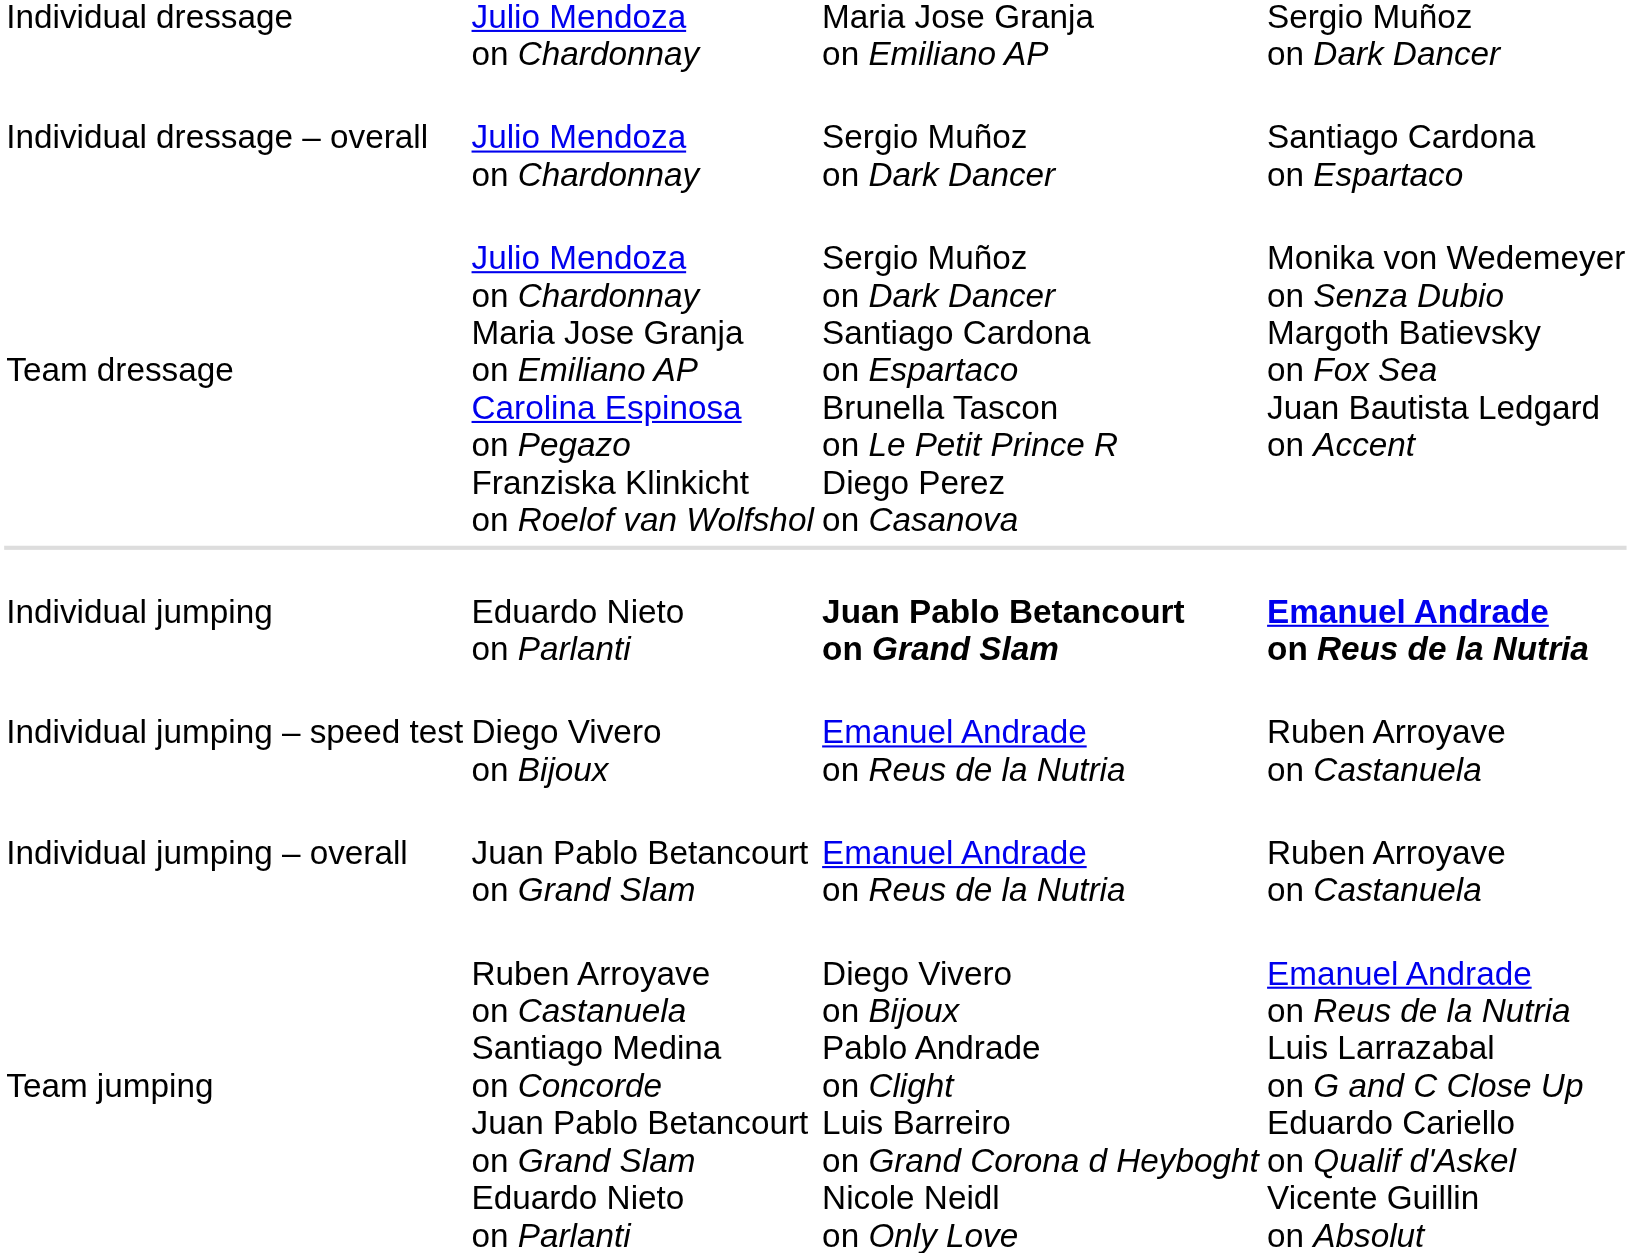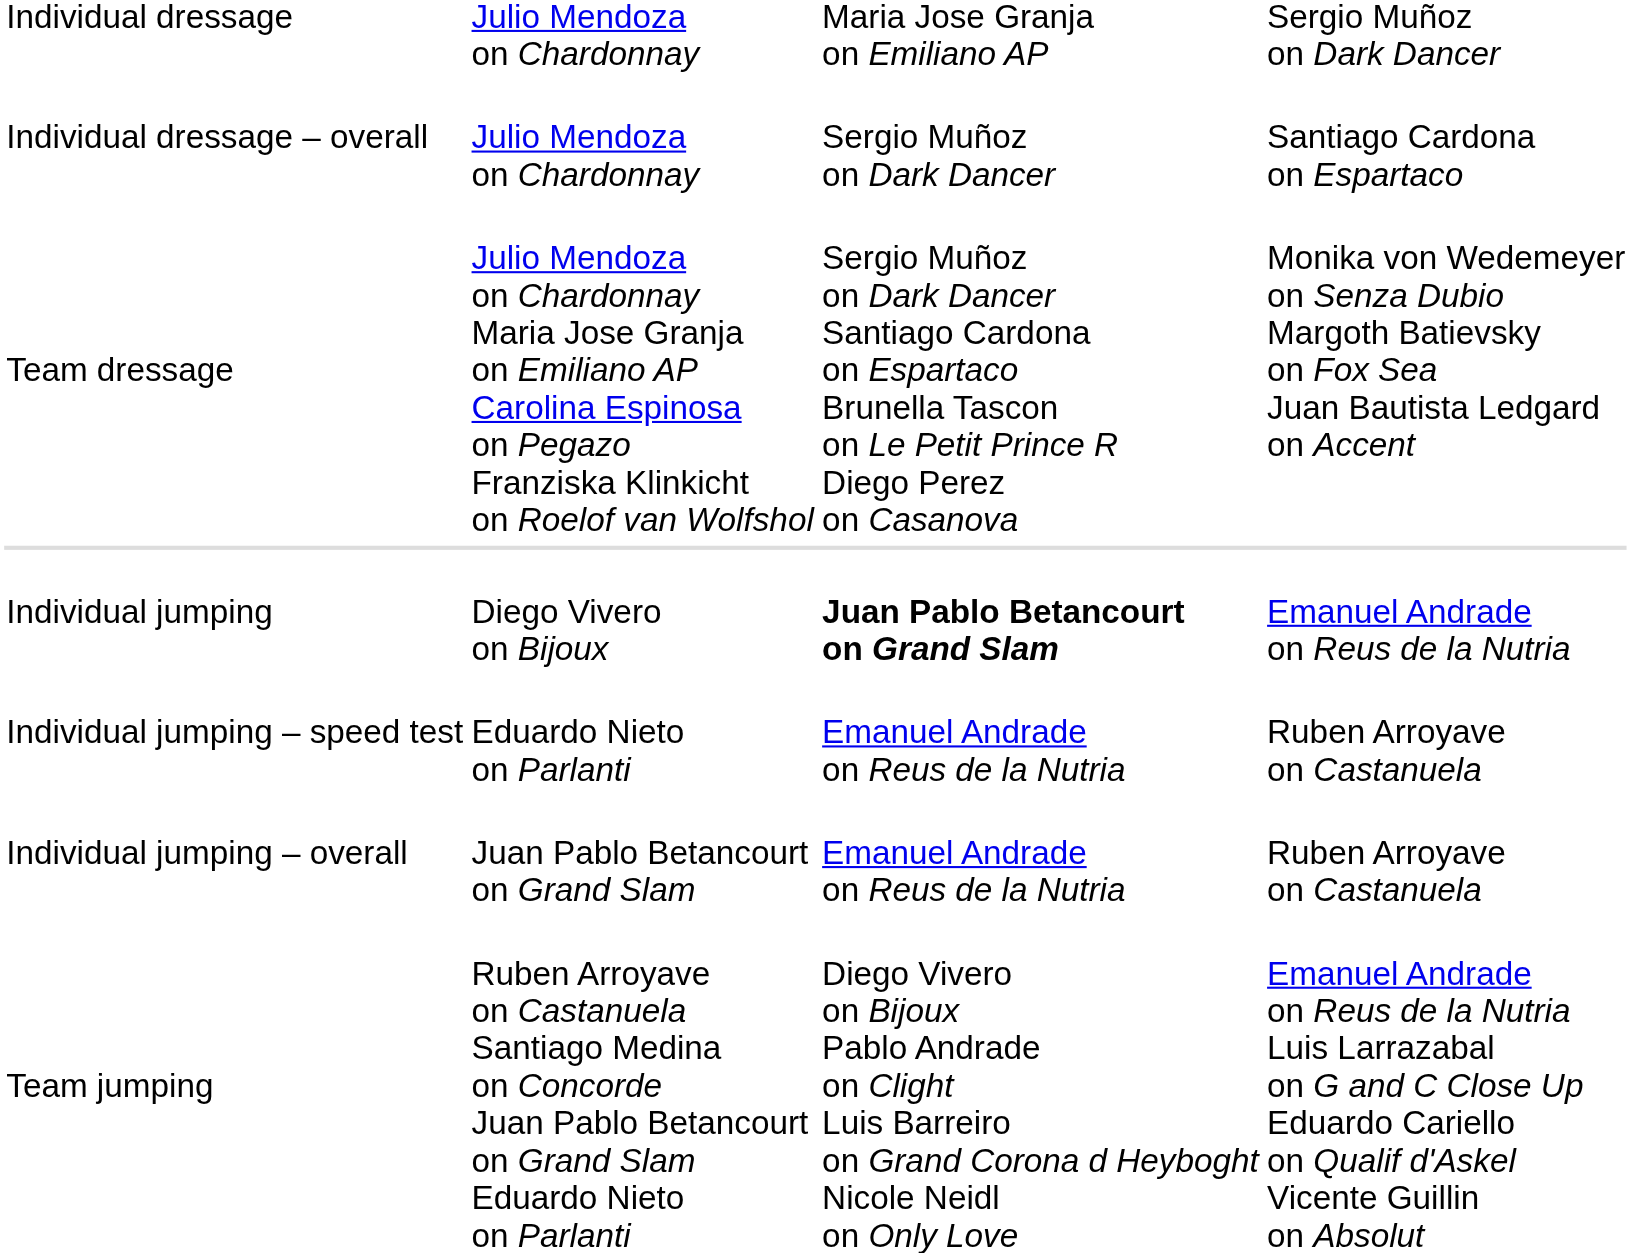(578, 630) Eduardo Nieto on Parlanti -> (567, 630) Diego Vivero on Bijoux
(1428, 630) bold -> (1419, 630) normal
(567, 751) Diego Vivero on Bijoux -> (578, 751) Eduardo Nieto on Parlanti
